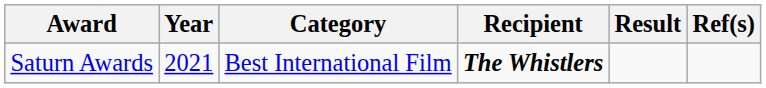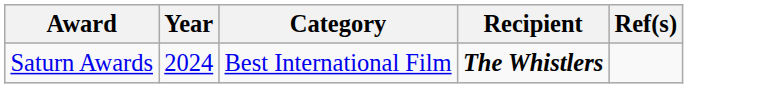- column: (648, 23)
(189, 62) 2021 -> (189, 62) 2024
